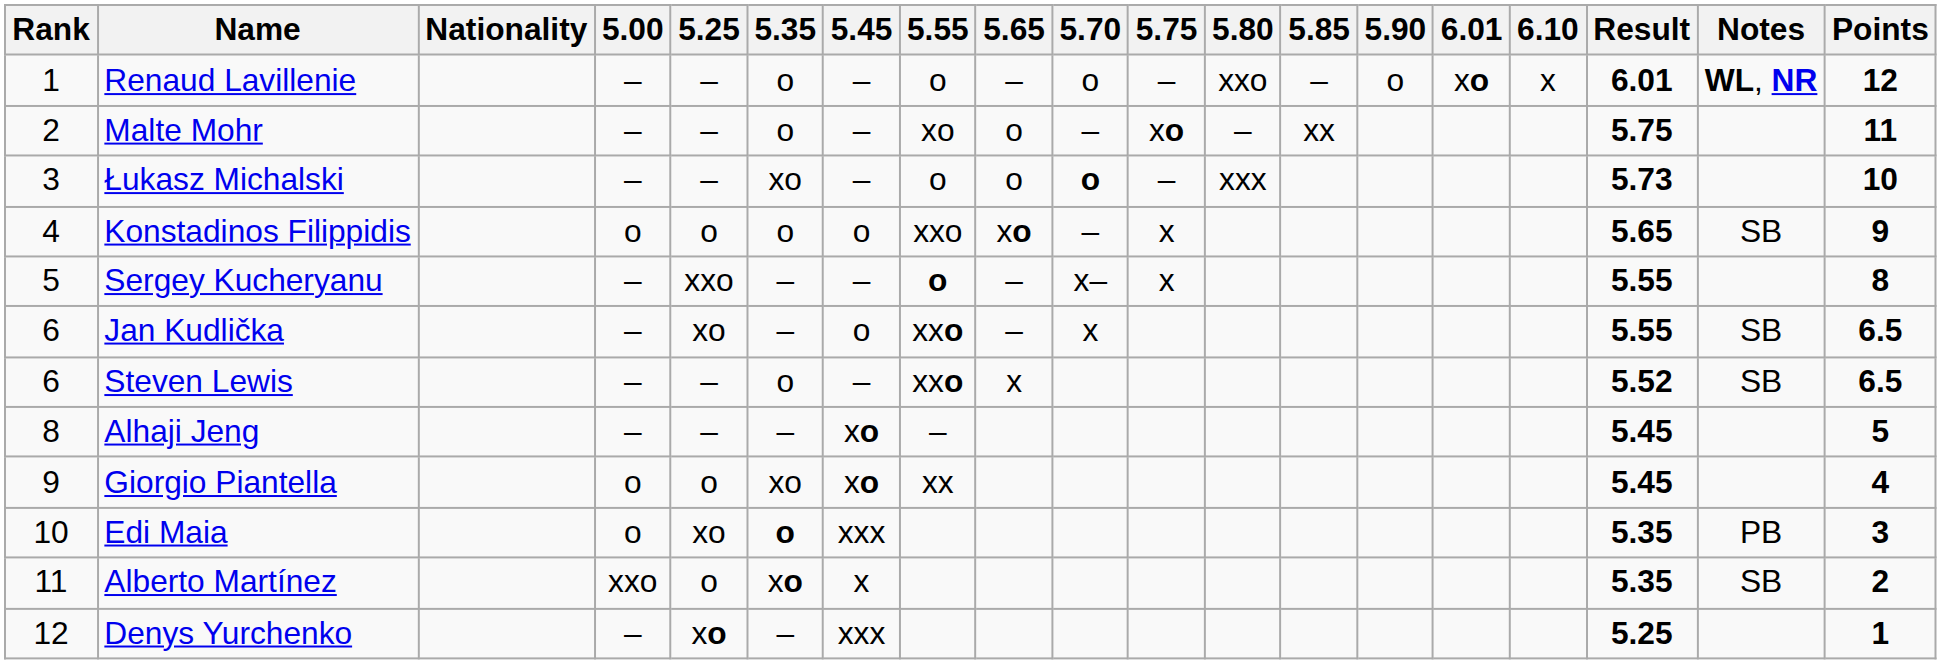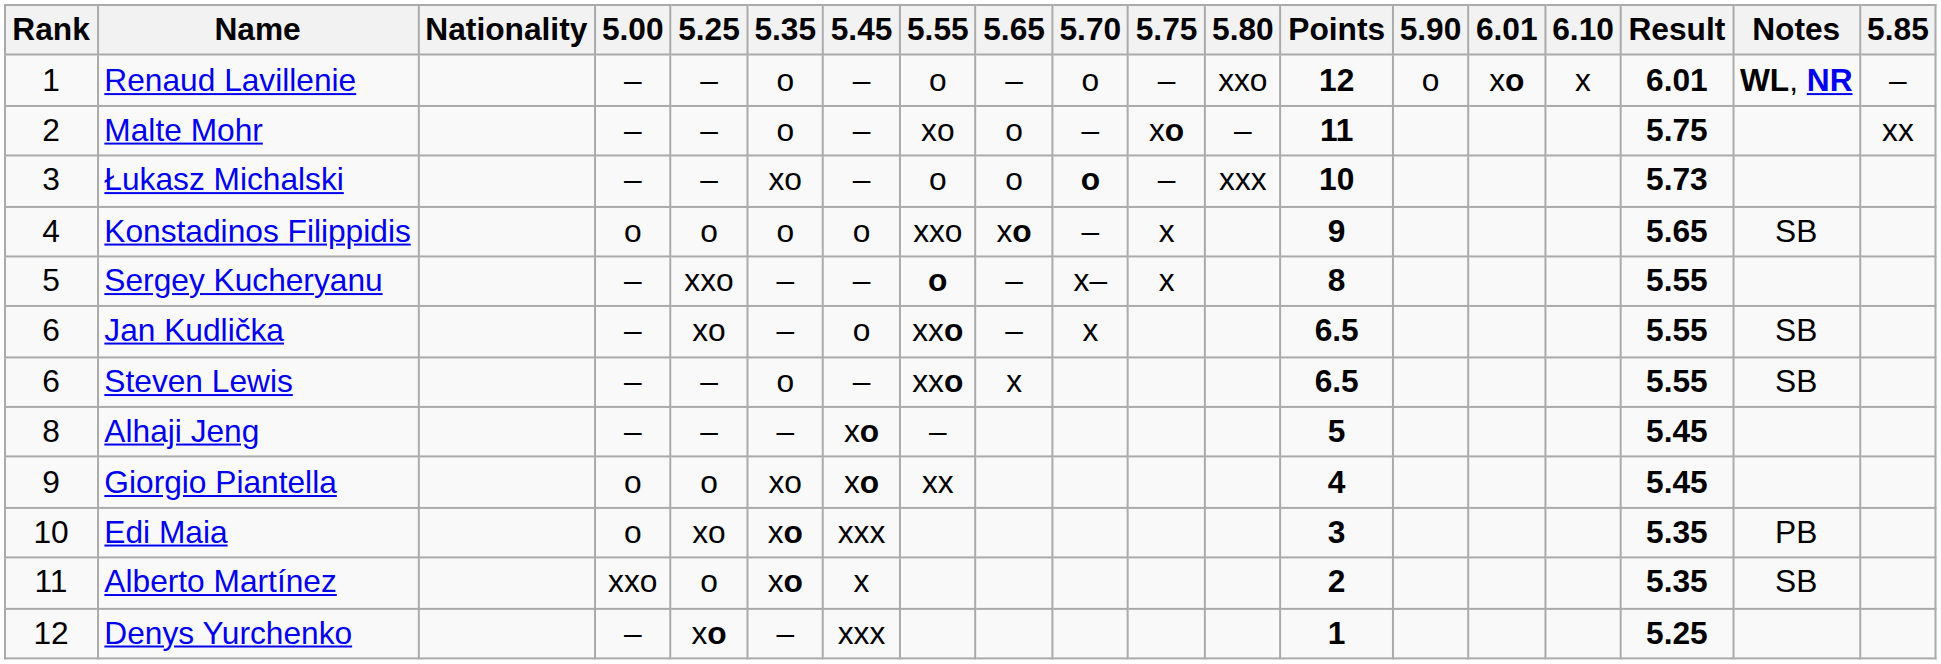columns swapped: (1319, 29) <-> (1880, 29)
(1642, 381) 5.52 -> (1677, 381) 5.55
(785, 532) o -> (785, 532) xo
